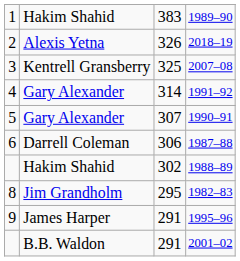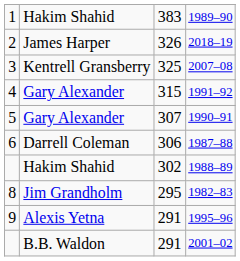(64, 42) Alexis Yetna -> (67, 42) James Harper
(170, 92) 314 -> (170, 92) 315
(67, 218) James Harper -> (64, 218) Alexis Yetna
